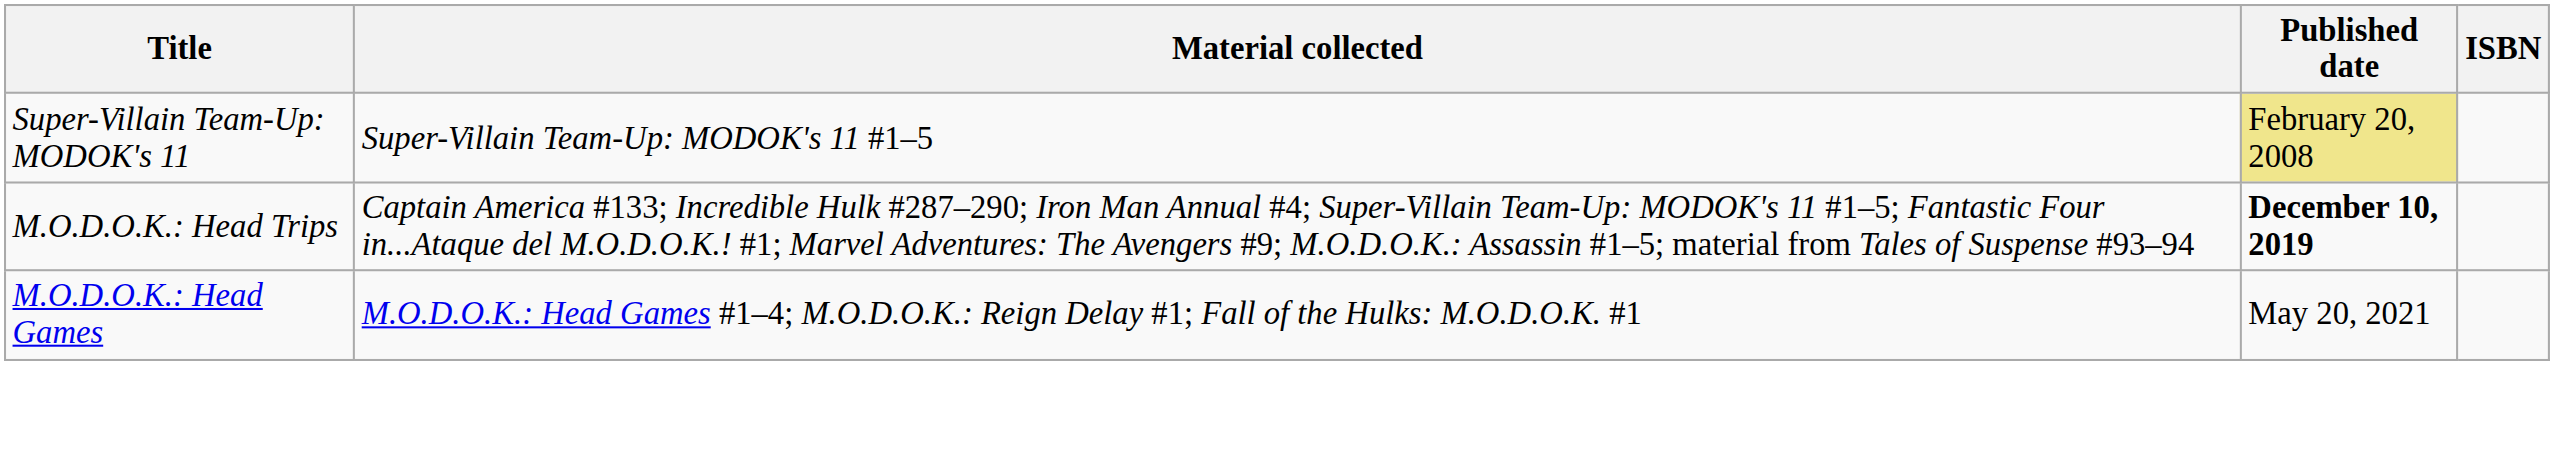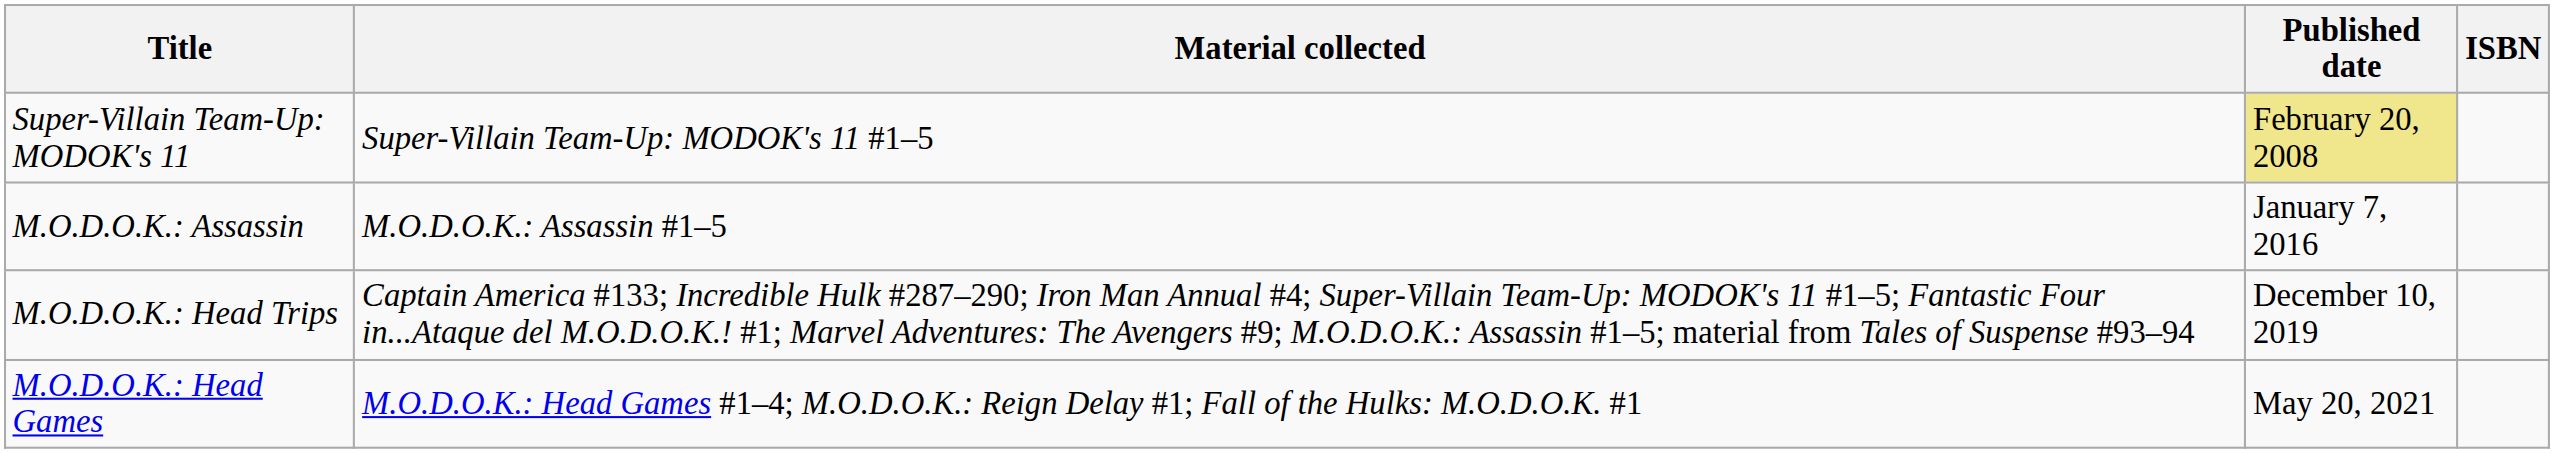+ row: (158, 225)
(2343, 225) bold -> (2345, 314) normal
